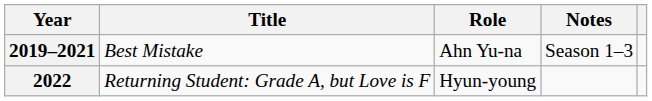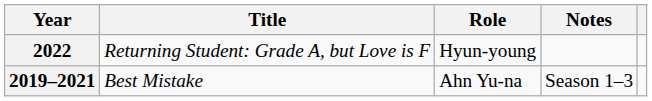rows swapped: (52, 50) <-> (52, 80)
